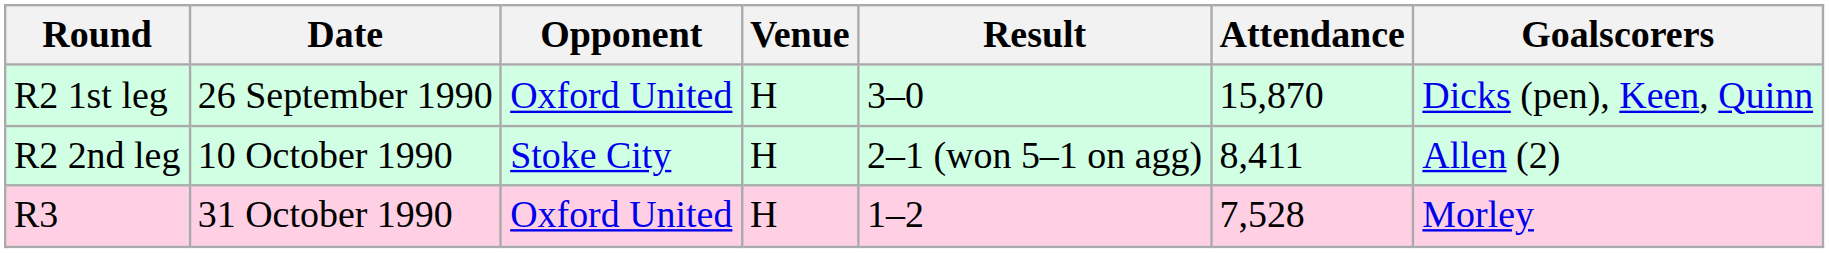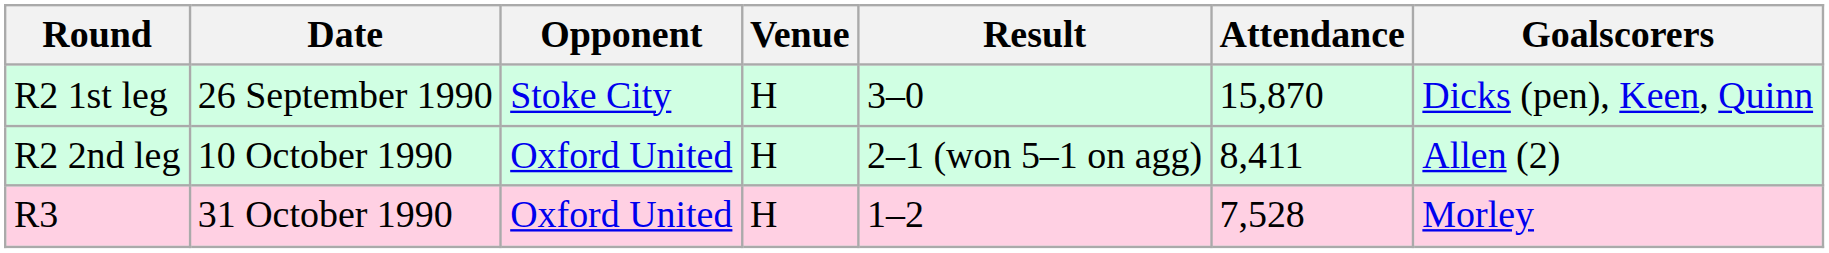(621, 94) Oxford United -> (591, 94) Stoke City
(591, 154) Stoke City -> (621, 154) Oxford United
